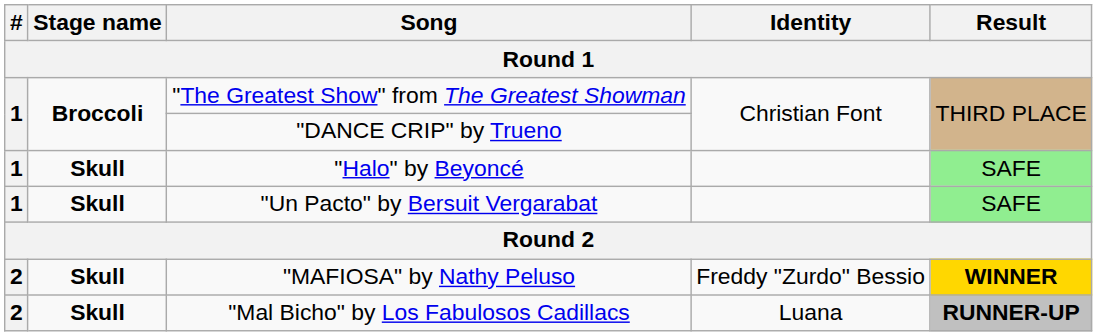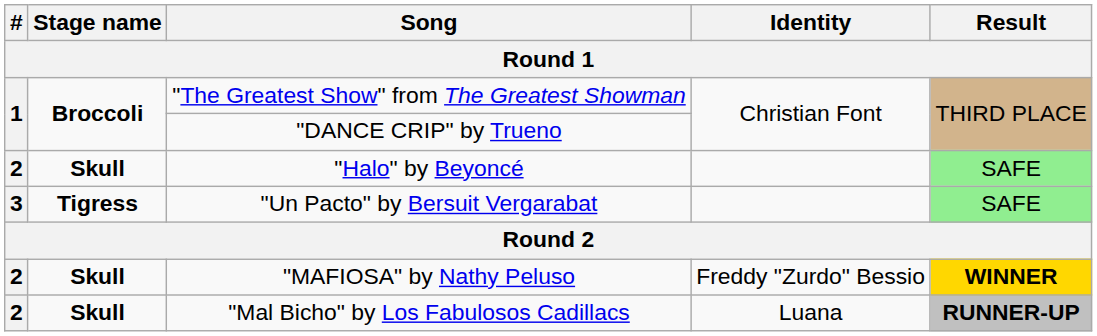(16, 167) 1 -> (16, 167) 2
(16, 204) 1 -> (16, 204) 3
(97, 204) Skull -> (97, 204) Tigress
